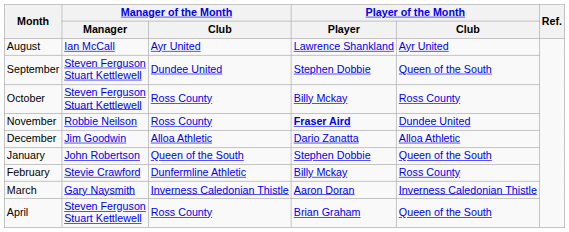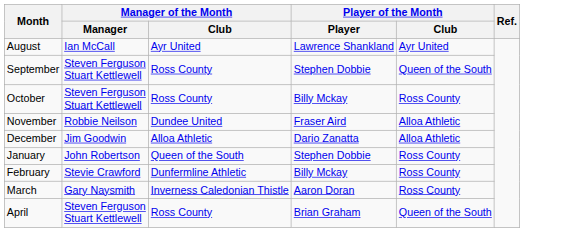(187, 70) Dundee United -> (181, 70) Ross County
(181, 122) Ross County -> (187, 122) Dundee United
(322, 122) bold -> (320, 122) normal
(435, 122) Dundee United -> (430, 122) Alloa Athletic
(445, 156) Queen of the South -> (430, 156) Ross County
(468, 190) Inverness Caledonian Thistle -> (430, 190) Ross County
